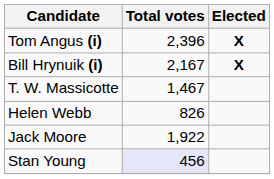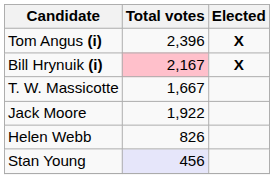(186, 64) no background -> (186, 64) pink background
(186, 88) 1,467 -> (186, 88) 1,667
rows swapped: (47, 137) <-> (50, 112)
